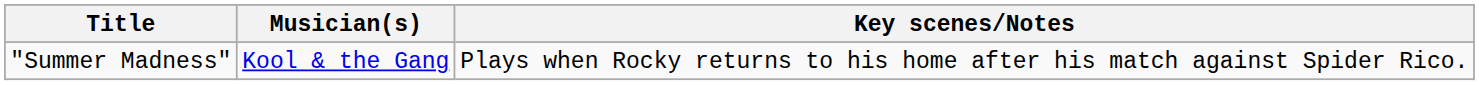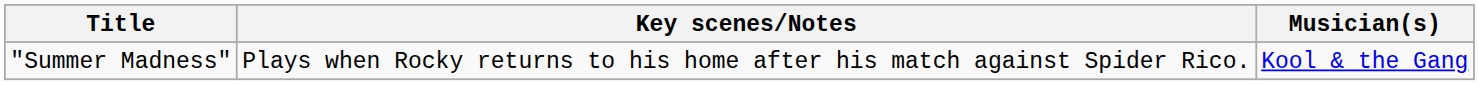columns swapped: (346, 24) <-> (964, 24)
